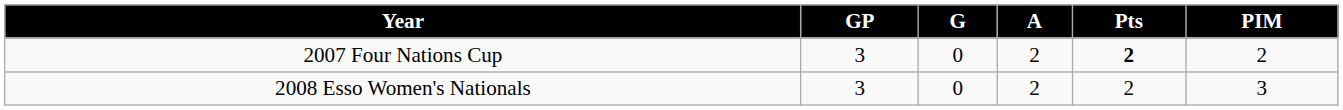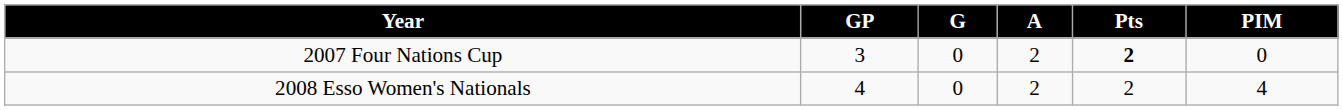(1262, 54) 2 -> (1262, 54) 0
(860, 88) 3 -> (860, 88) 4
(1262, 88) 3 -> (1262, 88) 4
